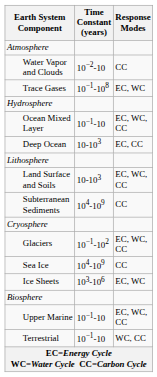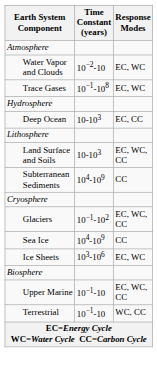(121, 67) CC -> (130, 67) EC, WC
- row: (47, 123)
